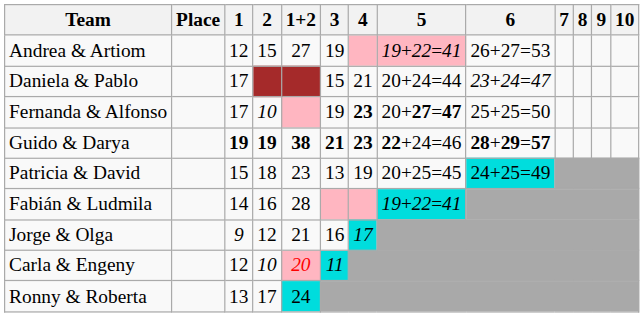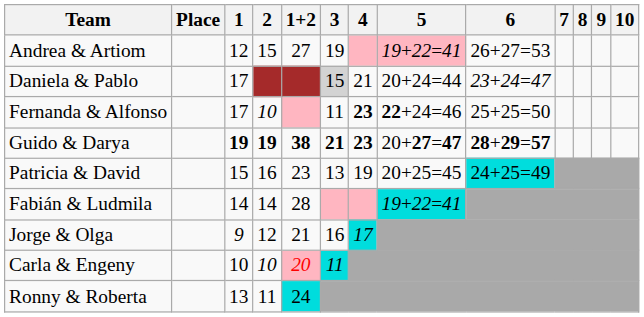(335, 81) no background -> (335, 81) lightgrey background
(335, 111) 19 -> (335, 111) 11
(422, 111) 20+27=47 -> (421, 111) 22+24=46
(421, 142) 22+24=46 -> (422, 142) 20+27=47
(267, 173) 18 -> (267, 173) 16
(267, 204) 16 -> (267, 204) 14
(239, 265) 12 -> (239, 265) 10
(267, 296) 17 -> (267, 296) 11
